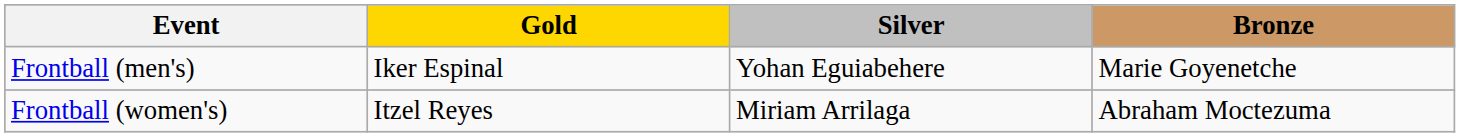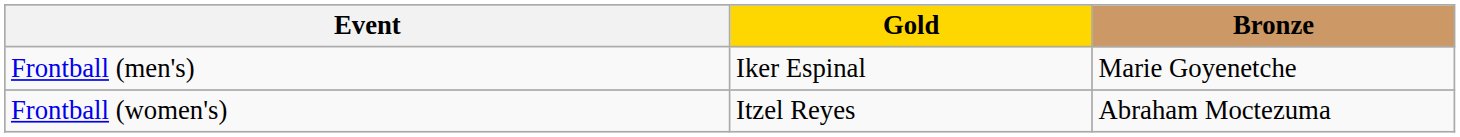- column: (911, 25)
